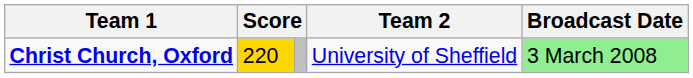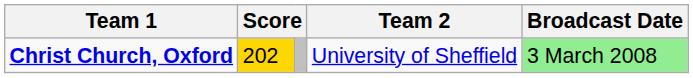(261, 55) 220 -> (261, 55) 202
